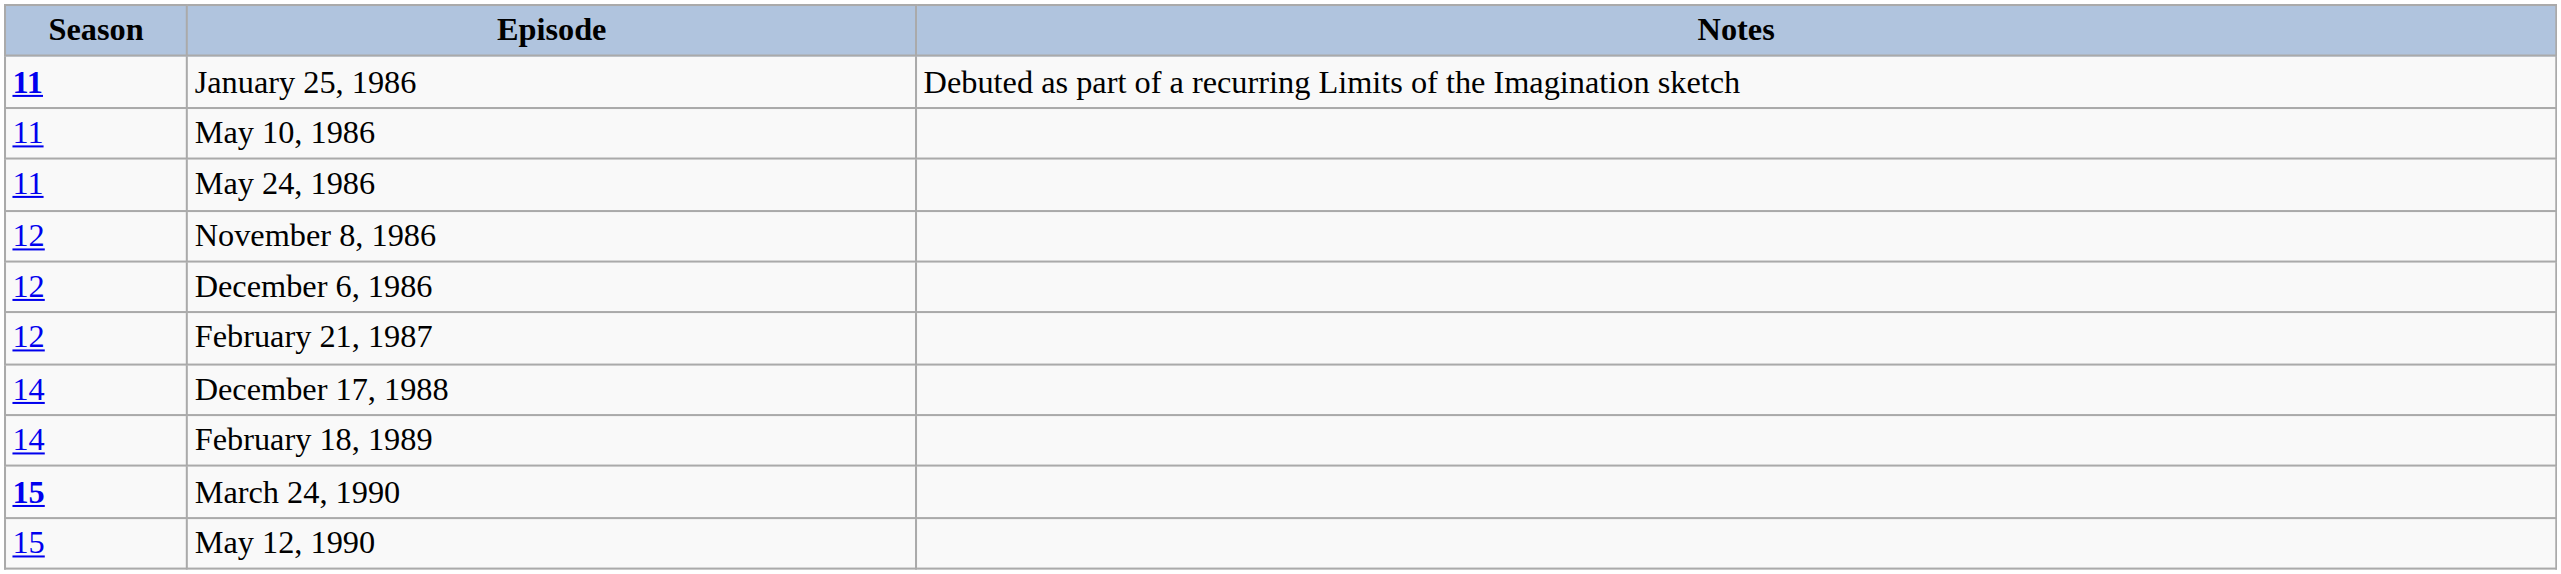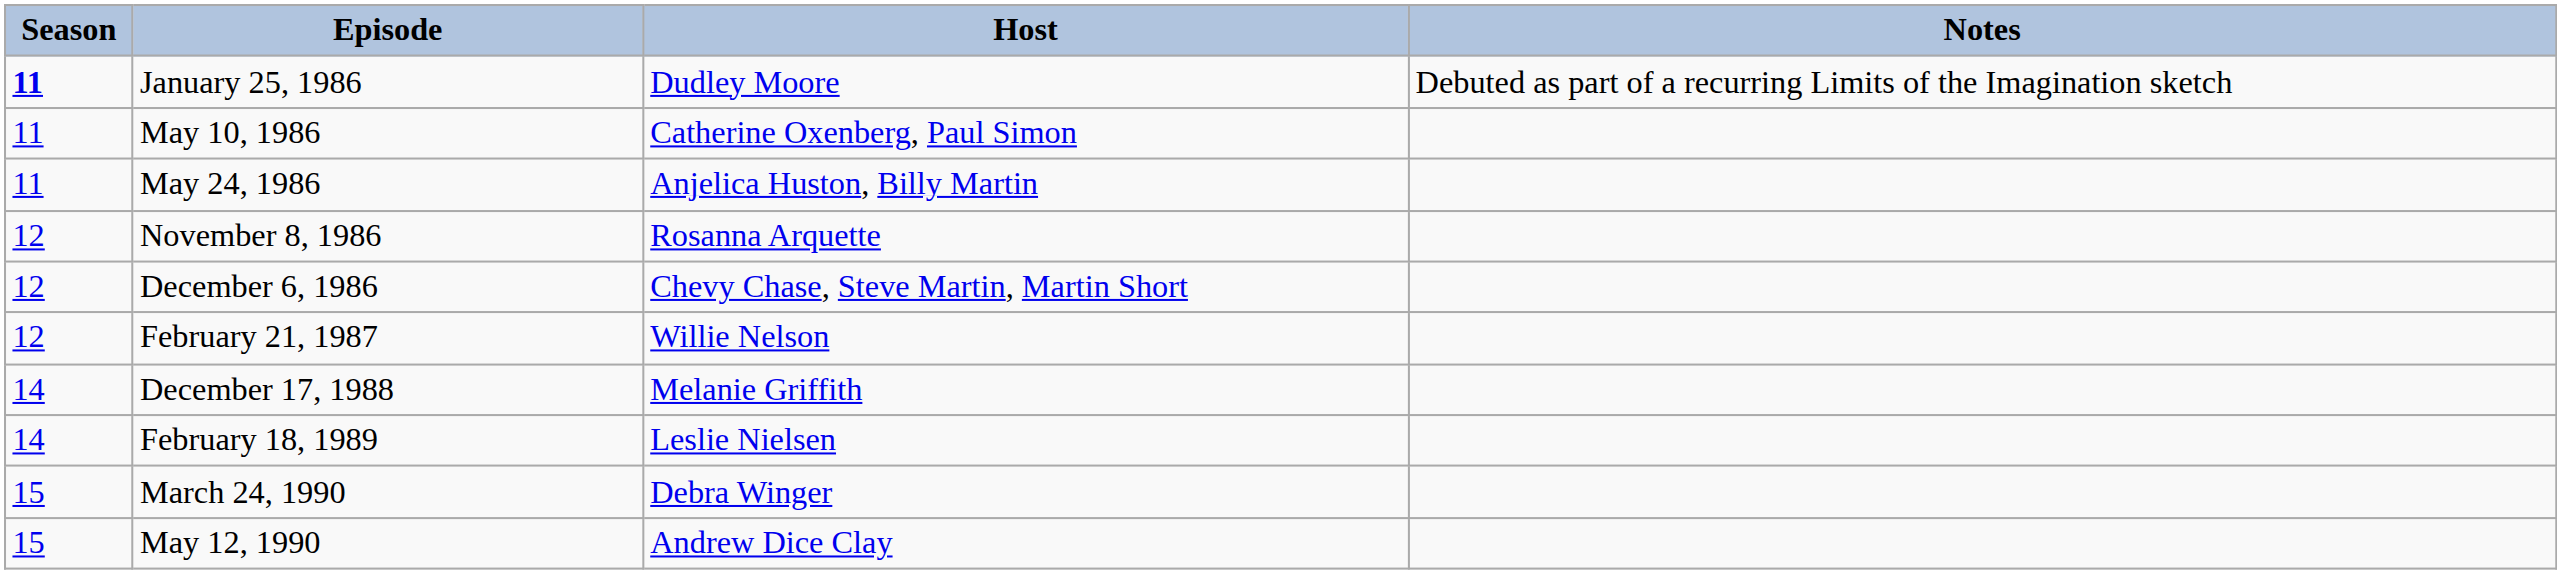+ column: (1025, 30)
(29, 491) bold -> (29, 491) normal
